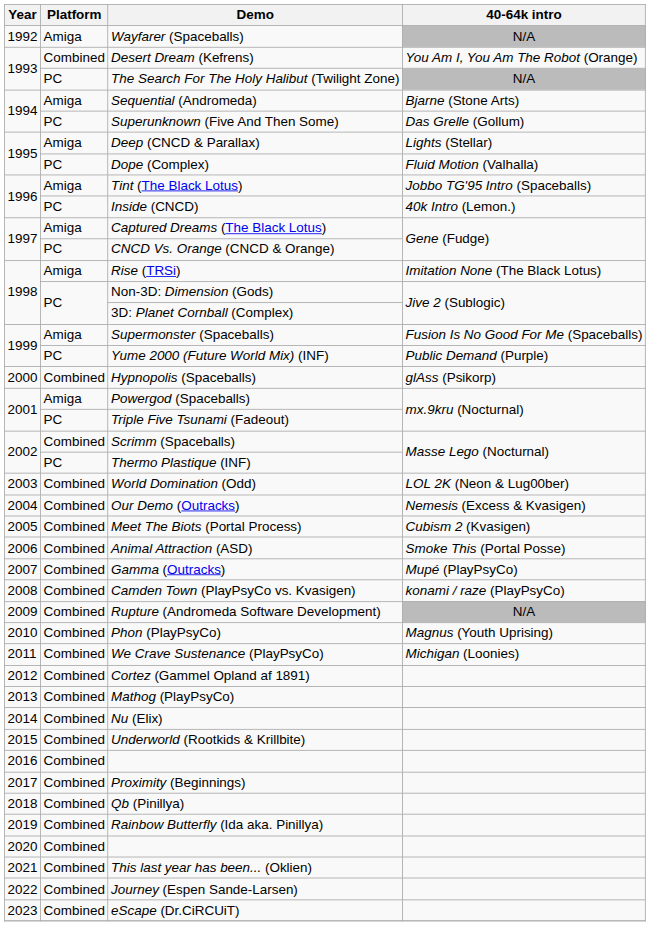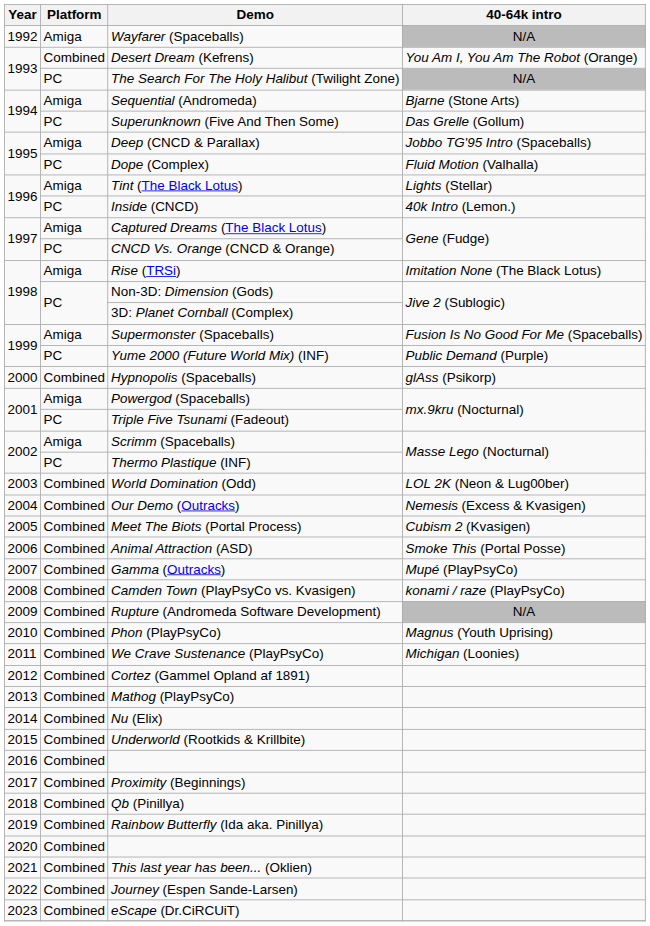(449, 143) Lights (Stellar) -> (498, 143) Jobbo TG'95 Intro (Spaceballs)
(498, 185) Jobbo TG'95 Intro (Spaceballs) -> (449, 185) Lights (Stellar)
(74, 441) Combined -> (63, 441) Amiga
